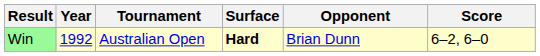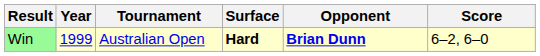(76, 39) 1992 -> (76, 39) 1999
(323, 39) normal -> (326, 39) bold
